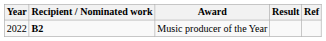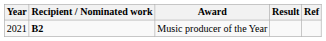(17, 28) 2022 -> (17, 28) 2021
